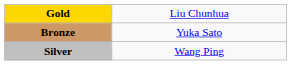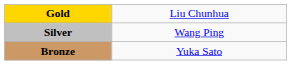rows swapped: (58, 50) <-> (58, 31)
